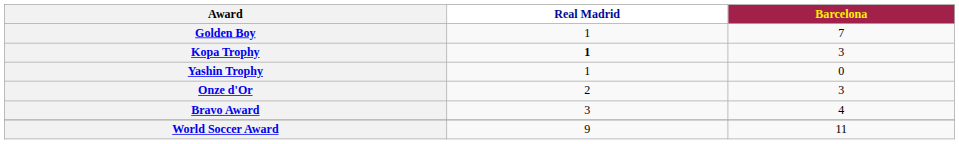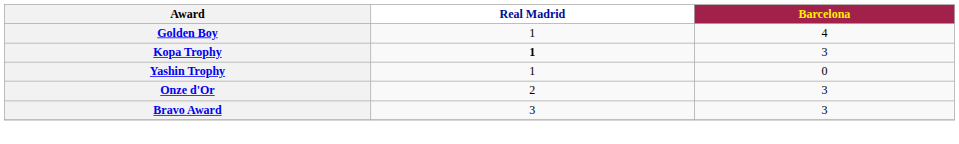(841, 33) 7 -> (824, 33) 4
(841, 110) 4 -> (824, 110) 3
- row: (225, 129)
